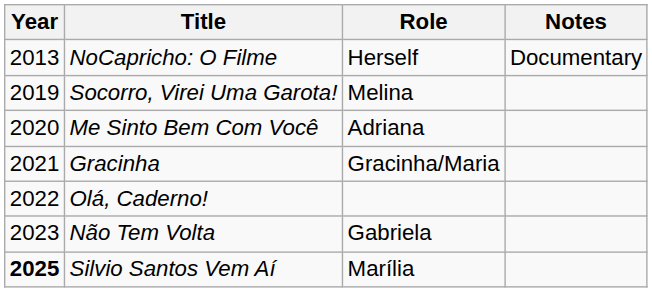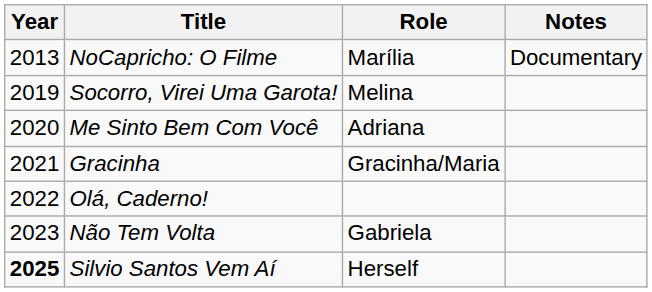(383, 57) Herself -> (381, 57) Marília
(381, 269) Marília -> (383, 269) Herself
